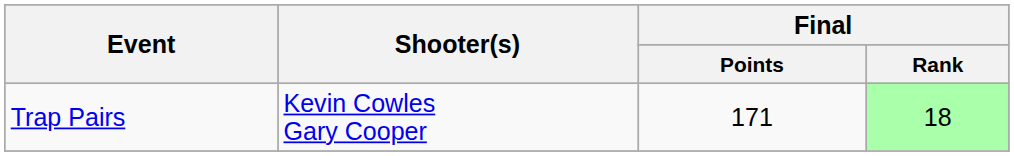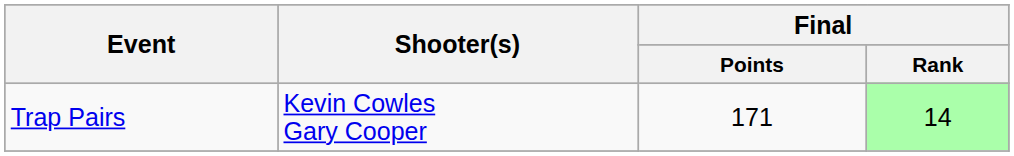(938, 117) 18 -> (938, 117) 14
